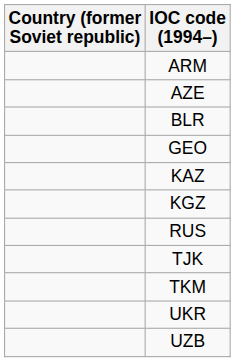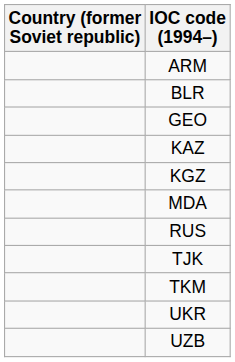- row: (188, 93)
+ row: (188, 203)
